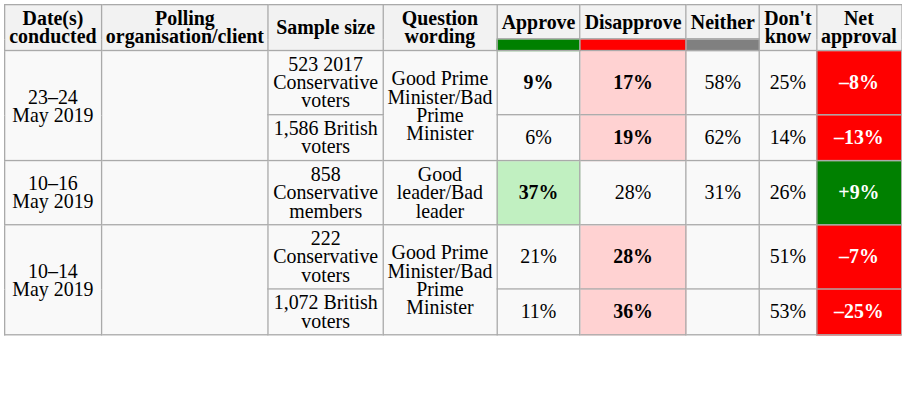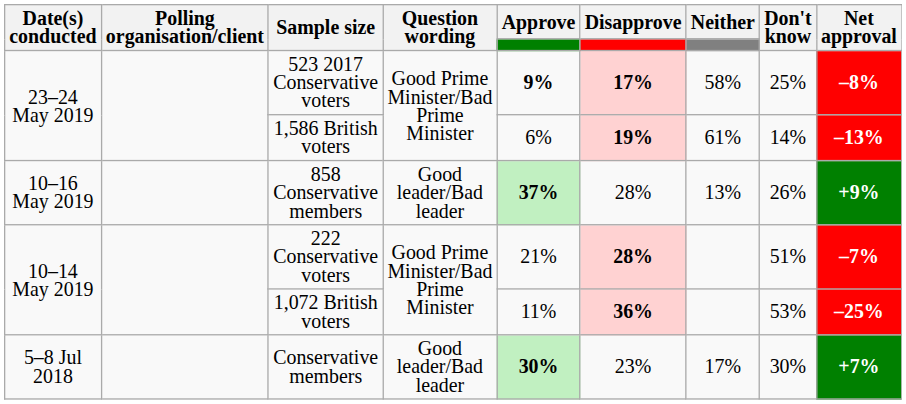(723, 137) 62% -> (723, 137) 61%
(723, 192) 31% -> (723, 192) 13%
+ row: (326, 367)
